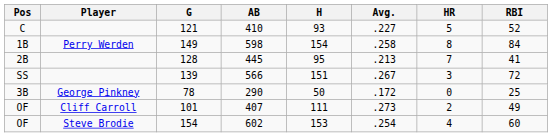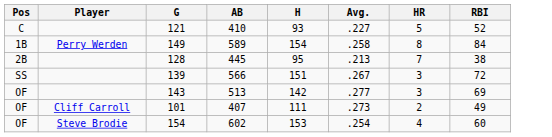(254, 44) 598 -> (237, 44) 589
(514, 60) 41 -> (480, 60) 38
- row: (189, 92)
+ row: (176, 92)
